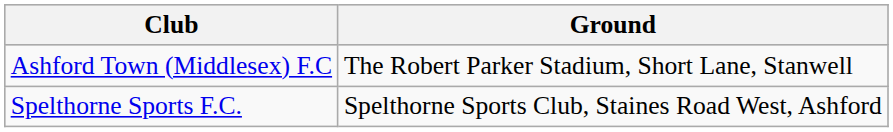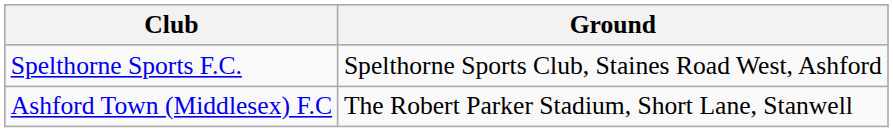rows swapped: (171, 65) <-> (126, 106)
